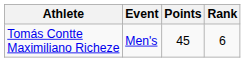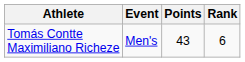(183, 41) 45 -> (183, 41) 43
